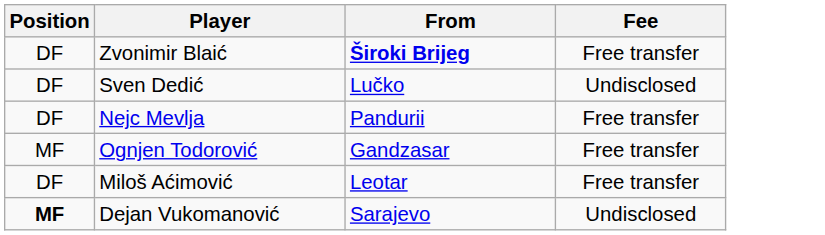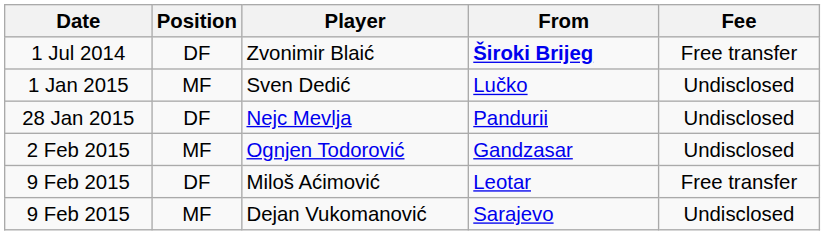+ column: (78, 21)
(50, 85) DF -> (197, 85) MF
(641, 118) Free transfer -> (739, 118) Undisclosed
(641, 150) Free transfer -> (739, 150) Undisclosed
(50, 214) bold -> (197, 214) normal
